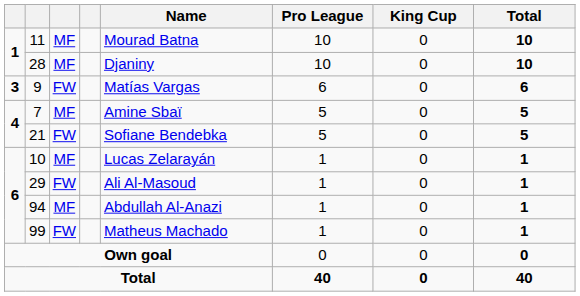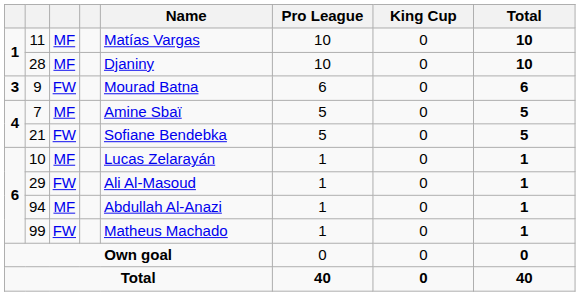(151, 40) Mourad Batna -> (152, 40) Matías Vargas
(152, 87) Matías Vargas -> (151, 87) Mourad Batna
